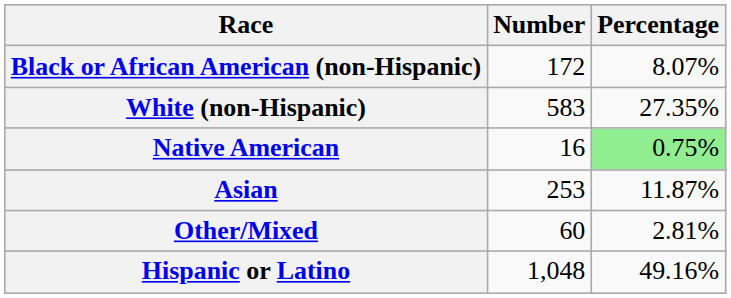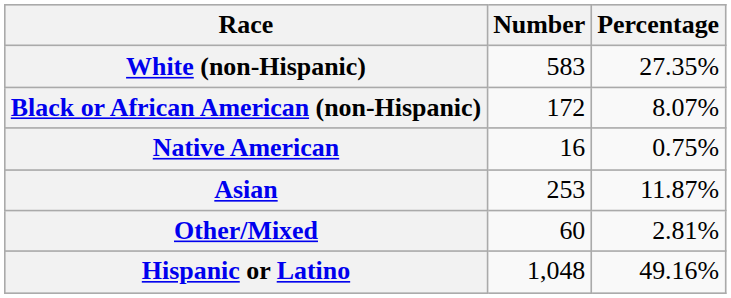rows swapped: (246, 107) <-> (246, 66)
(686, 148) lightgreen background -> (686, 148) no background
